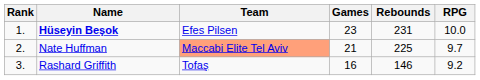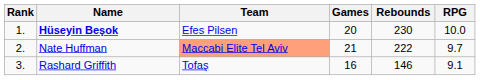(350, 30) 23 -> (350, 30) 20
(403, 30) 231 -> (403, 30) 230
(403, 48) 225 -> (403, 48) 222
(455, 65) 9.2 -> (455, 65) 9.1
